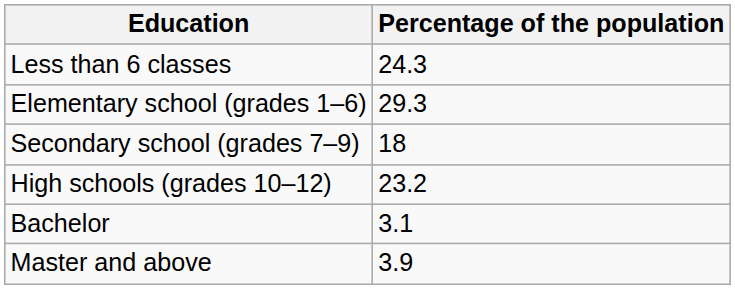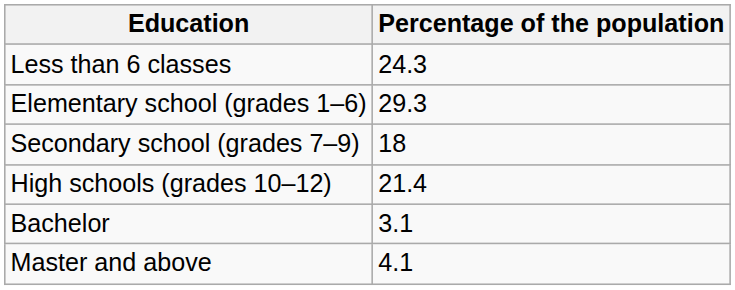(403, 183) 23.2 -> (403, 183) 21.4
(396, 263) 3.9 -> (396, 263) 4.1
